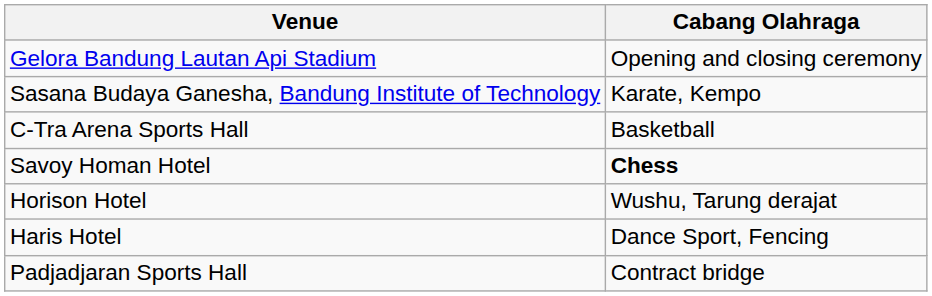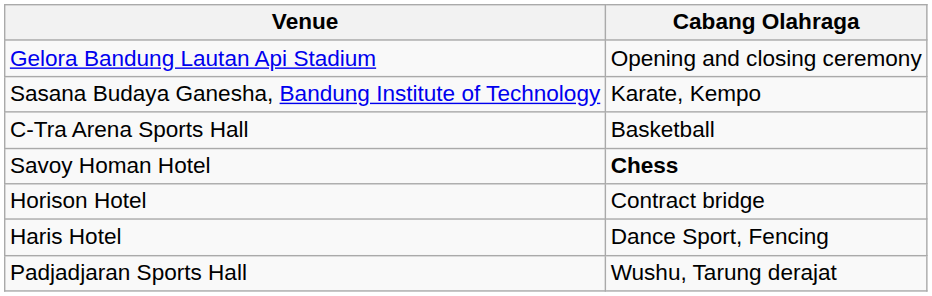(724, 201) Wushu, Tarung derajat -> (688, 201) Contract bridge
(688, 272) Contract bridge -> (724, 272) Wushu, Tarung derajat
